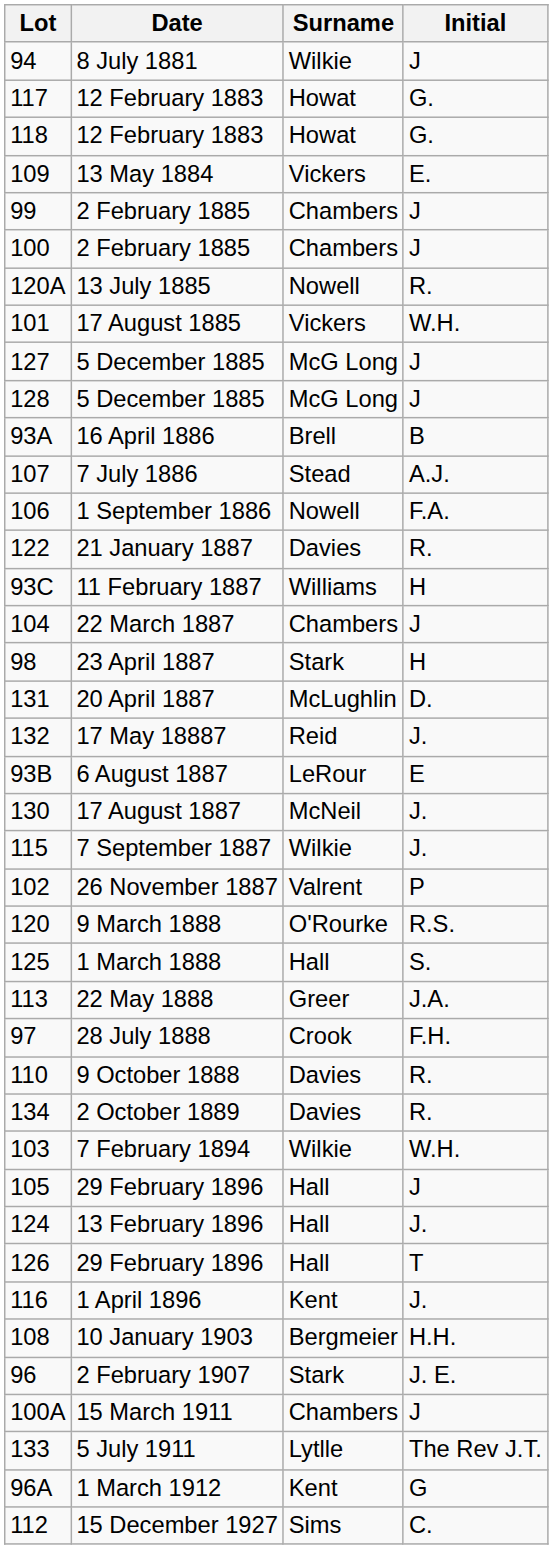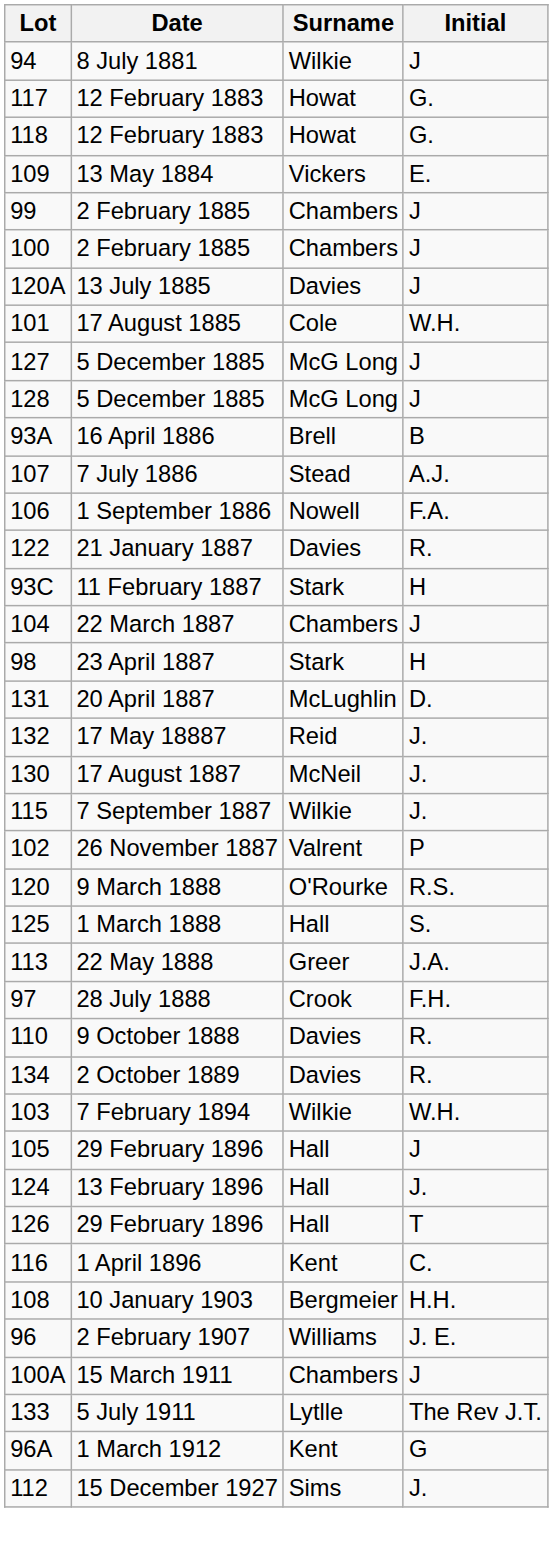(324, 286) Nowell -> (325, 286) Davies
(421, 286) R. -> (415, 286) J
(327, 323) Vickers -> (313, 323) Cole
(333, 586) Williams -> (316, 586) Stark
- row: (31, 774)
(418, 1300) J. -> (421, 1262) C.
(316, 1375) Stark -> (333, 1337) Williams
(421, 1525) C. -> (418, 1487) J.
